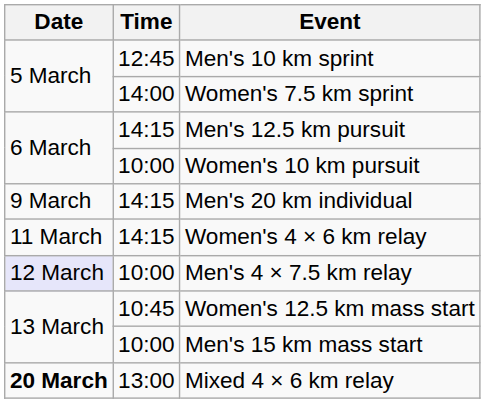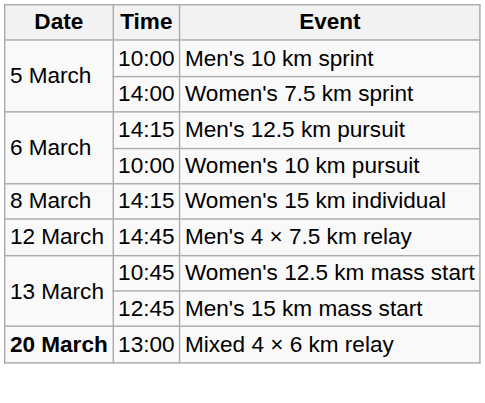(146, 58) 12:45 -> (146, 58) 10:00
+ row: (315, 201)
- row: (299, 201)
- row: (306, 237)
(57, 272) lavender background -> (57, 237) no background
(146, 272) 10:00 -> (146, 237) 14:45
(146, 344) 10:00 -> (146, 308) 12:45
